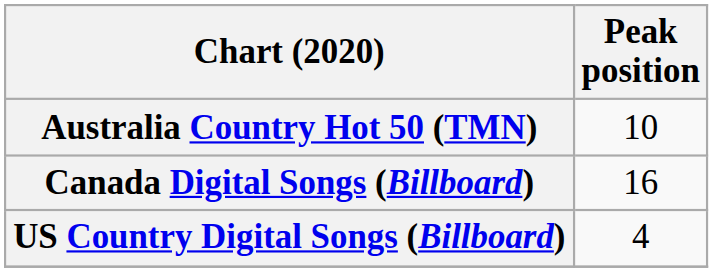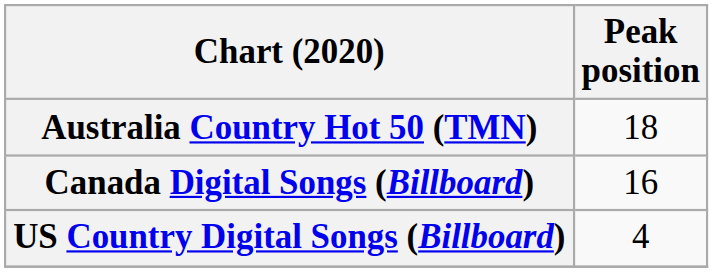(641, 126) 10 -> (641, 126) 18
